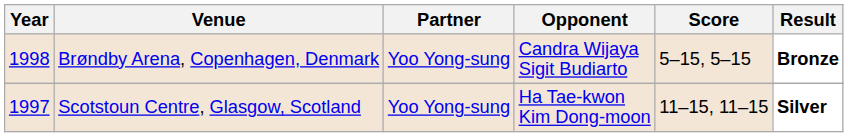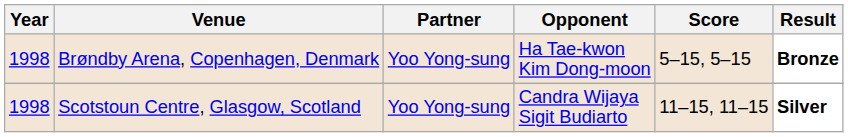(579, 59) Candra Wijaya Sigit Budiarto -> (585, 59) Ha Tae-kwon Kim Dong-moon
(29, 108) 1997 -> (29, 108) 1998
(585, 108) Ha Tae-kwon Kim Dong-moon -> (579, 108) Candra Wijaya Sigit Budiarto
